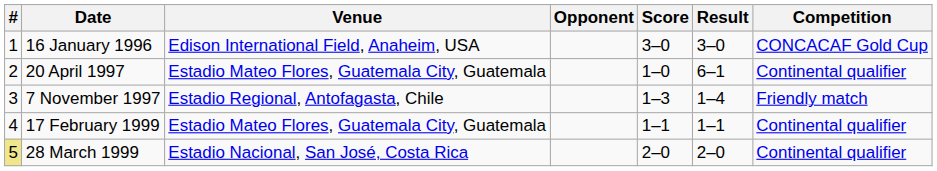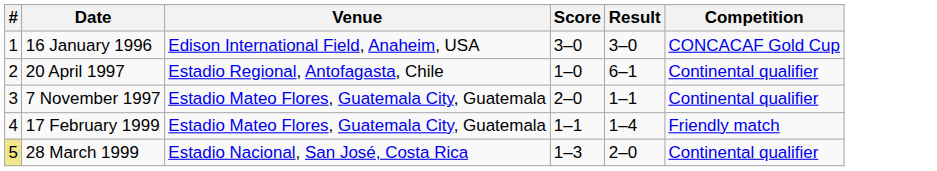- column: (594, 17)
(357, 71) Estadio Mateo Flores, Guatemala City, Guatemala -> (306, 71) Estadio Regional, Antofagasta, Chile
(306, 98) Estadio Regional, Antofagasta, Chile -> (357, 98) Estadio Mateo Flores, Guatemala City, Guatemala
(656, 98) 1–3 -> (568, 98) 2–0
(711, 98) 1–4 -> (623, 98) 1–1
(812, 98) Friendly match -> (743, 98) Continental qualifier
(711, 125) 1–1 -> (623, 125) 1–4
(831, 125) Continental qualifier -> (724, 125) Friendly match
(656, 152) 2–0 -> (568, 152) 1–3
